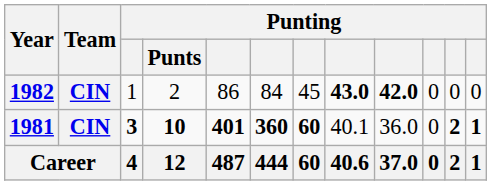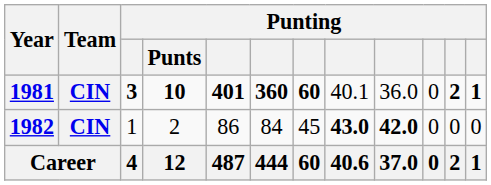rows swapped: (32, 127) <-> (32, 92)
